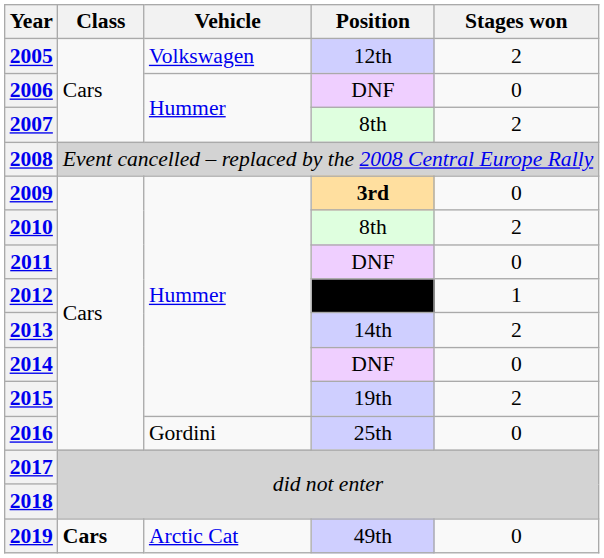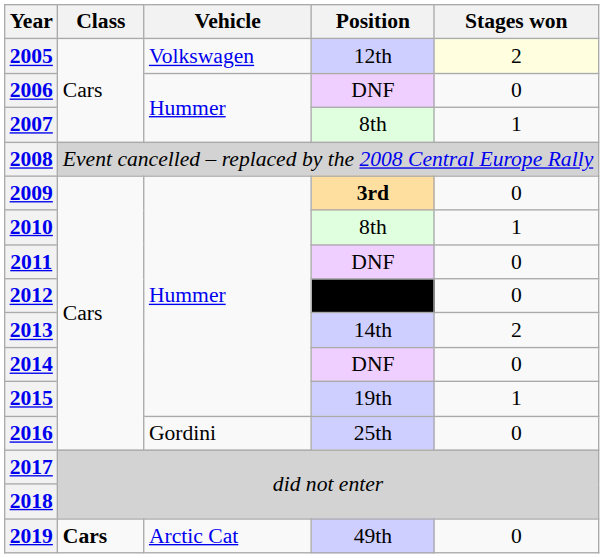(516, 55) no background -> (516, 55) lightyellow background
(516, 124) 2 -> (516, 124) 1
(516, 227) 2 -> (516, 227) 1
(516, 295) 1 -> (516, 295) 0
(516, 398) 2 -> (516, 398) 1
